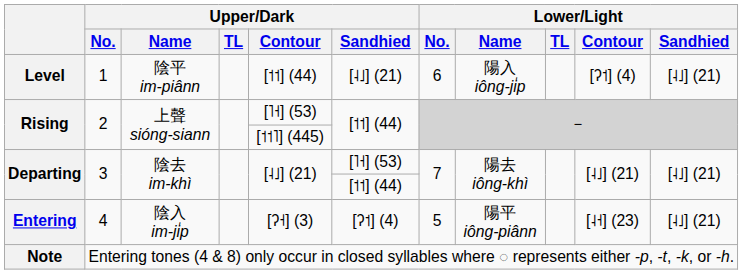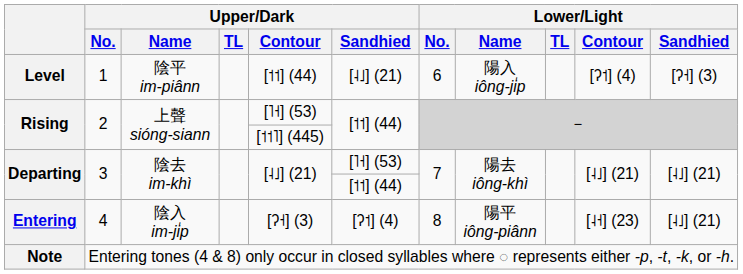(694, 76) [˨˩] (21) -> (694, 76) [ʔ˧] (3)
(437, 221) 5 -> (437, 221) 8
